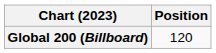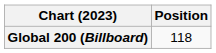(181, 37) 120 -> (181, 37) 118
